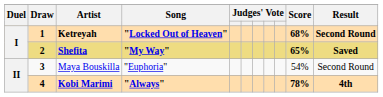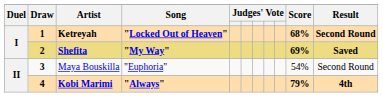(300, 51) 65% -> (300, 51) 69%
(300, 84) 78% -> (300, 84) 79%
